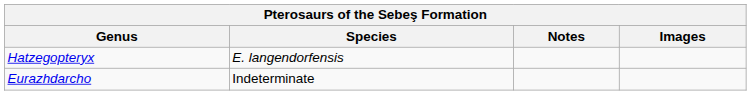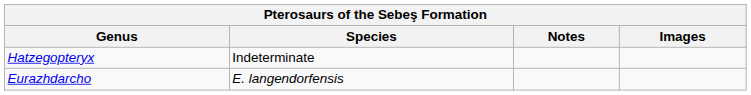(288, 57) E. langendorfensis -> (273, 57) Indeterminate
(273, 79) Indeterminate -> (288, 79) E. langendorfensis
